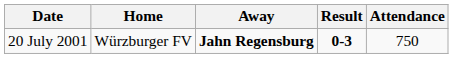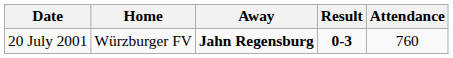(407, 41) 750 -> (407, 41) 760
